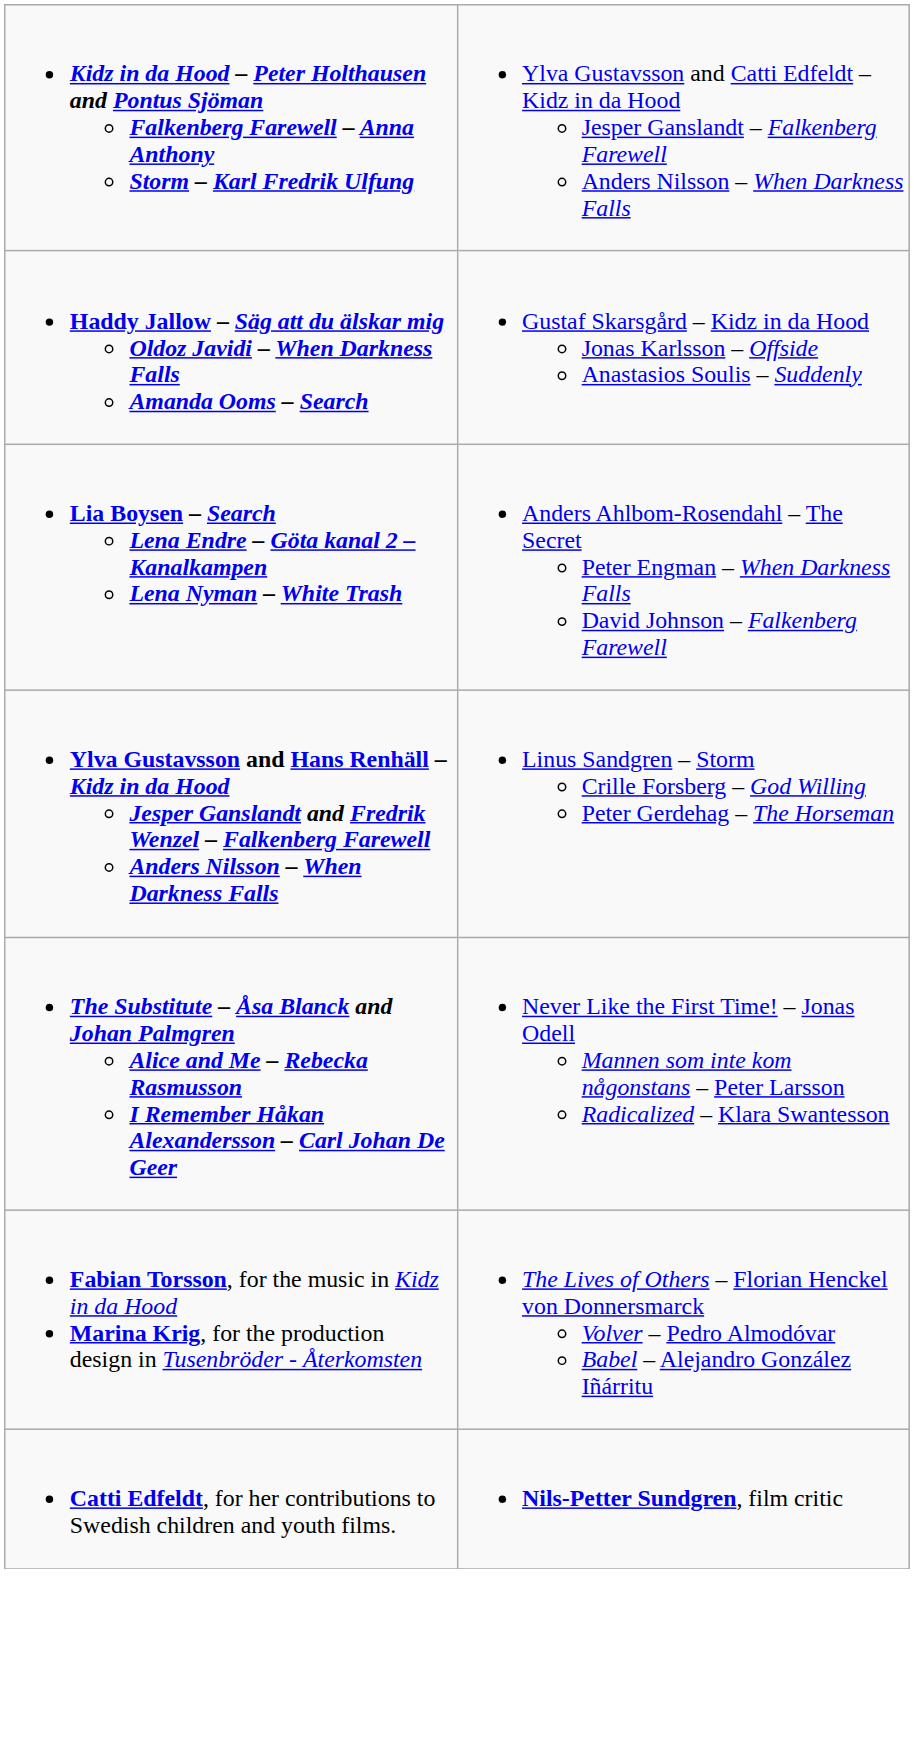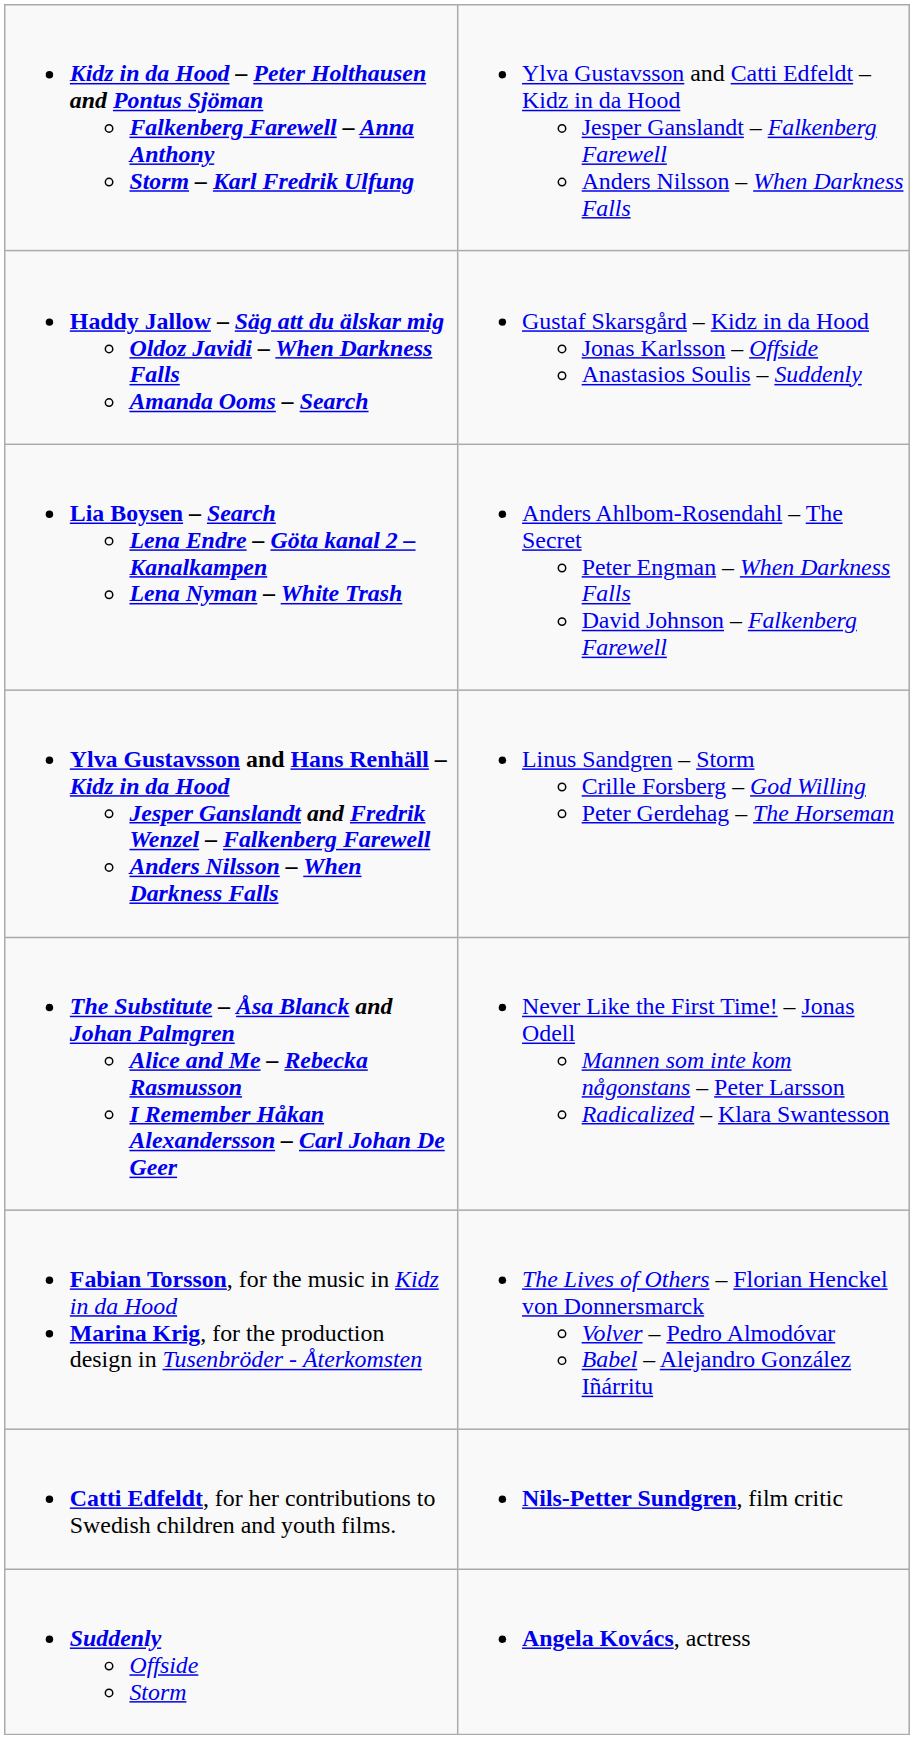+ row: (231, 1665)
